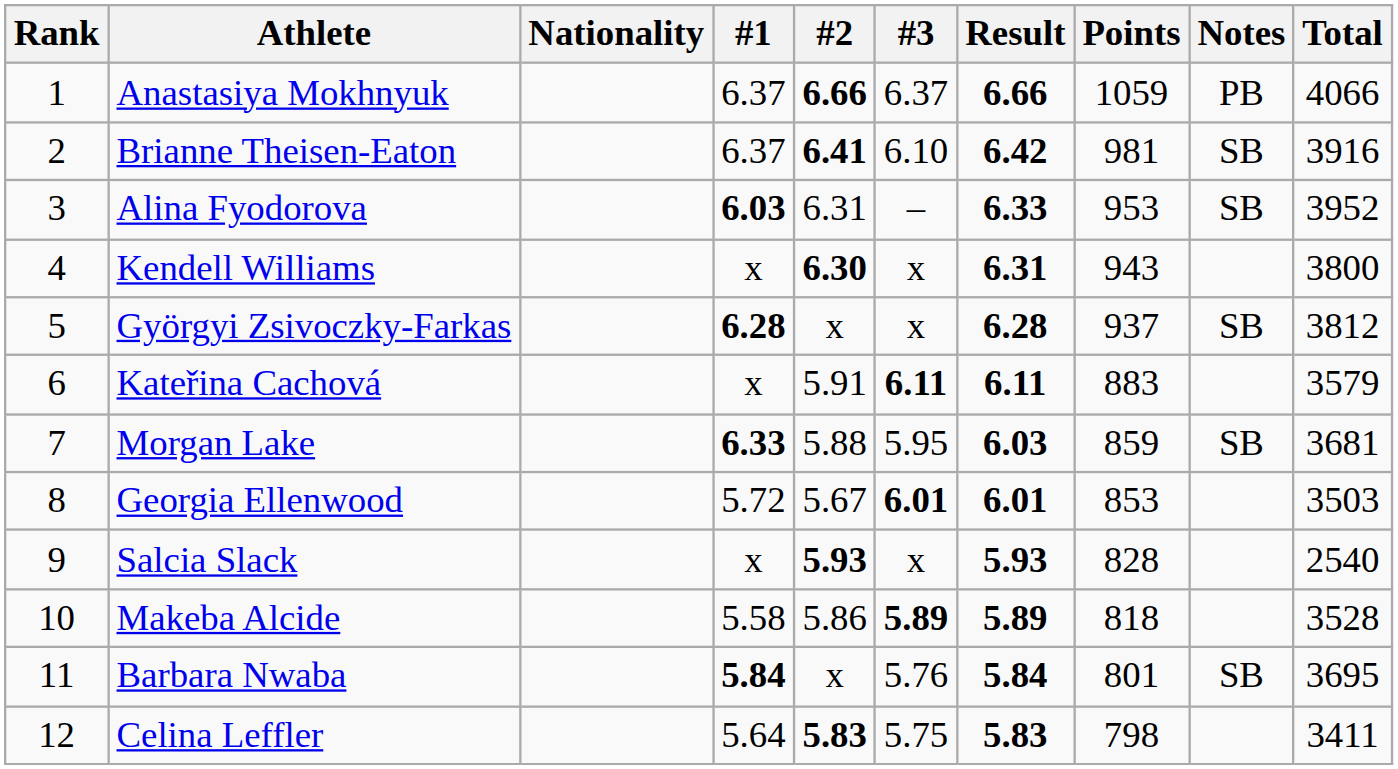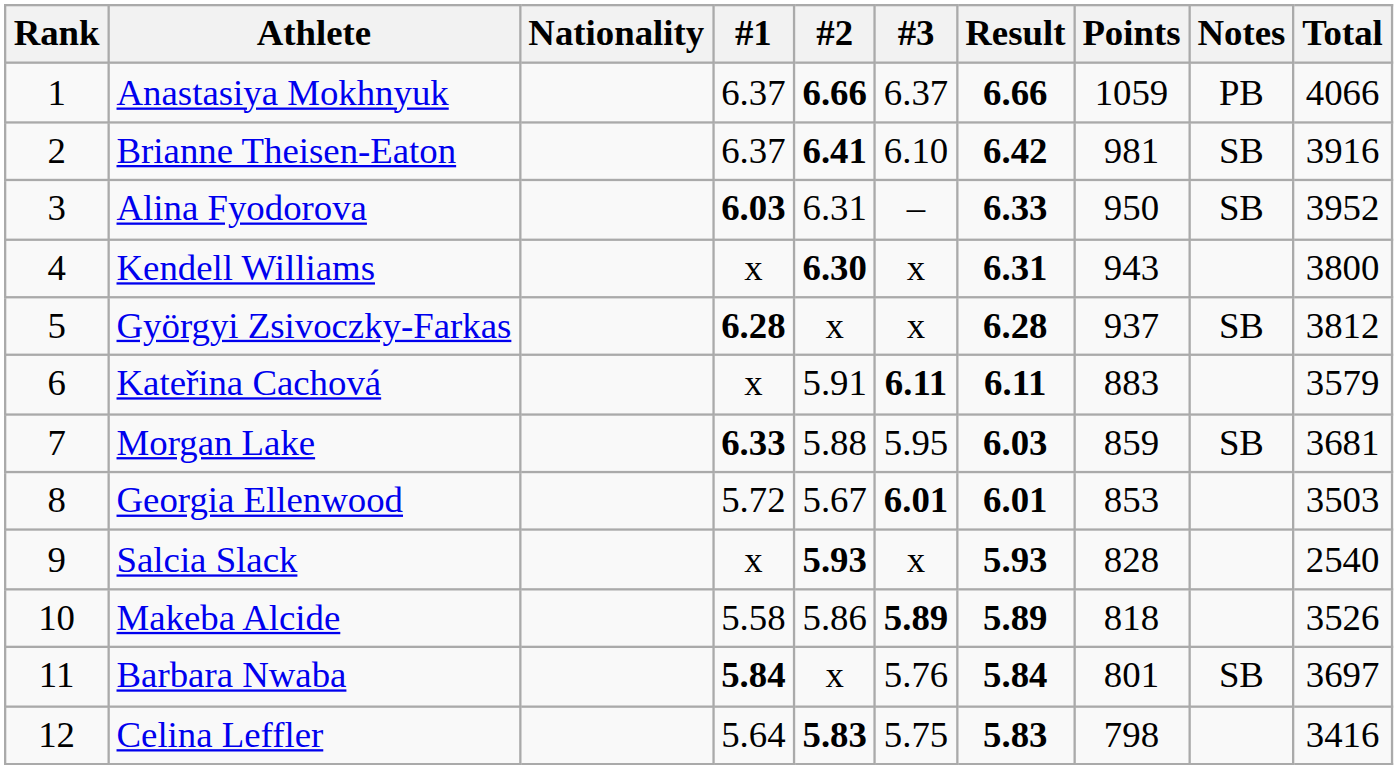(1131, 208) 953 -> (1131, 208) 950
(1343, 617) 3528 -> (1343, 617) 3526
(1343, 675) 3695 -> (1343, 675) 3697
(1343, 734) 3411 -> (1343, 734) 3416
